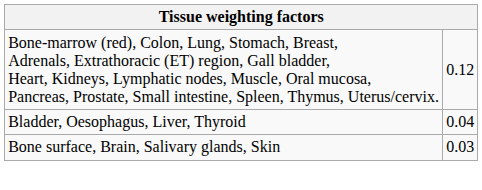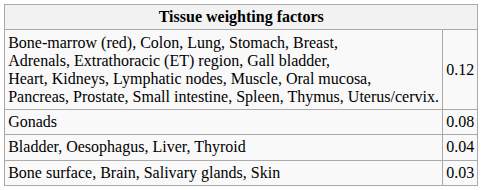+ row: (33, 121)
